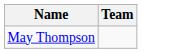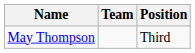+ column: (164, 15)
